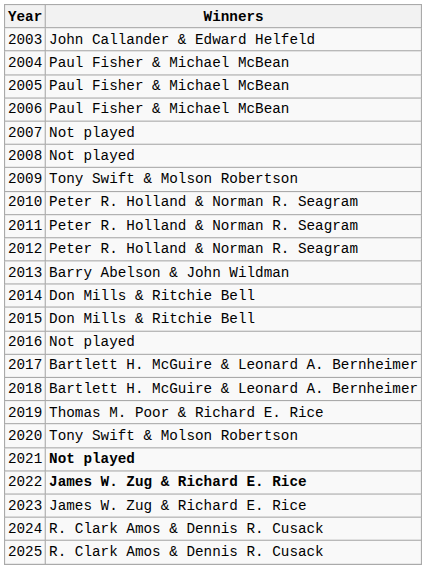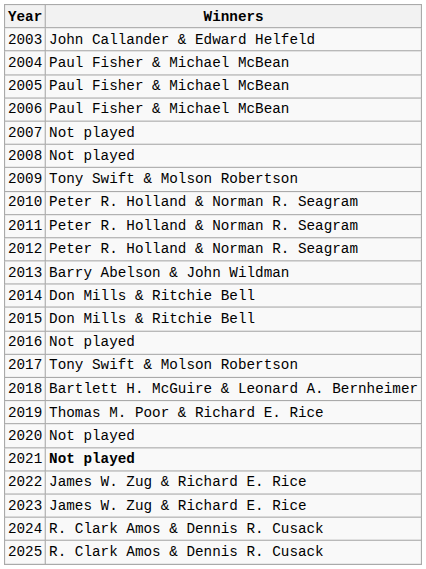(234, 366) Bartlett H. McGuire & Leonard A. Bernheimer -> (174, 366) Tony Swift & Molson Robertson
(174, 436) Tony Swift & Molson Robertson -> (92, 436) Not played
(178, 482) bold -> (178, 482) normal
